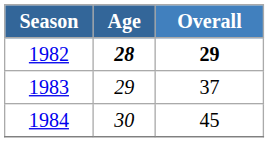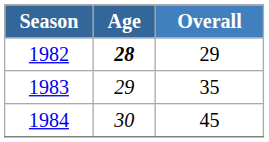(209, 54) bold -> (209, 54) normal
(209, 87) 37 -> (209, 87) 35
